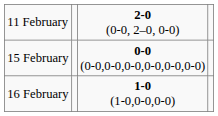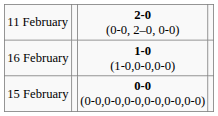rows swapped: (38, 58) <-> (38, 93)
